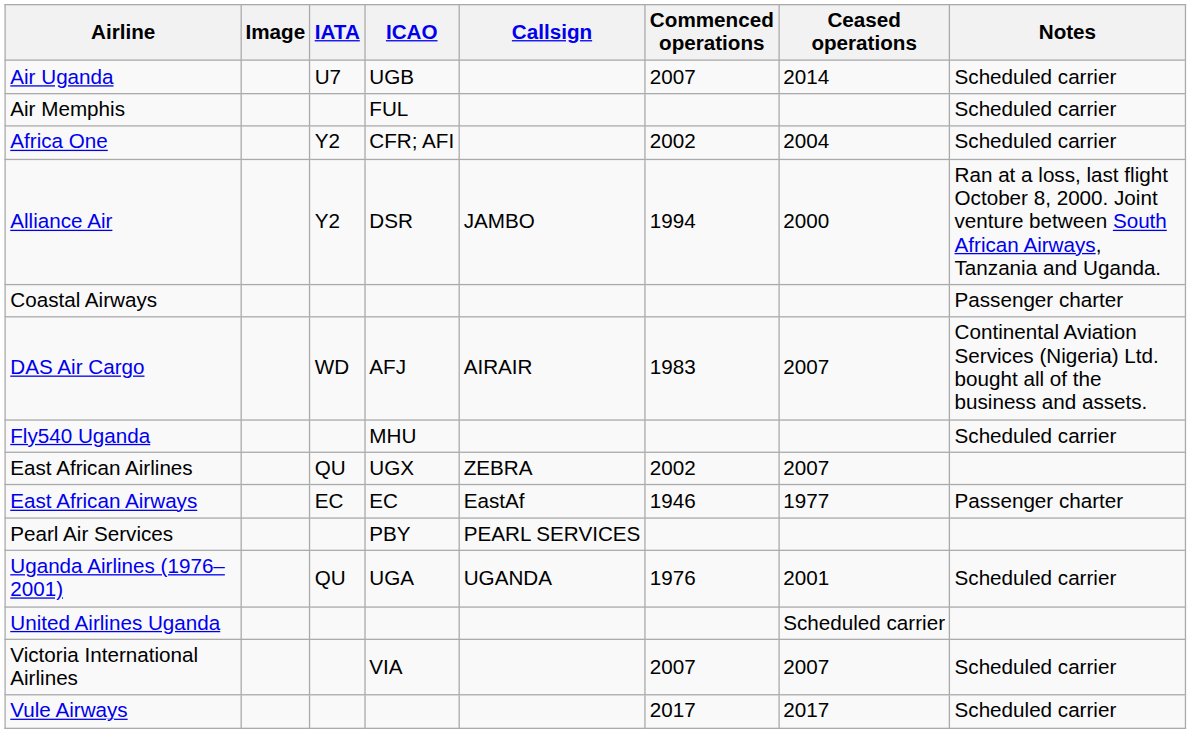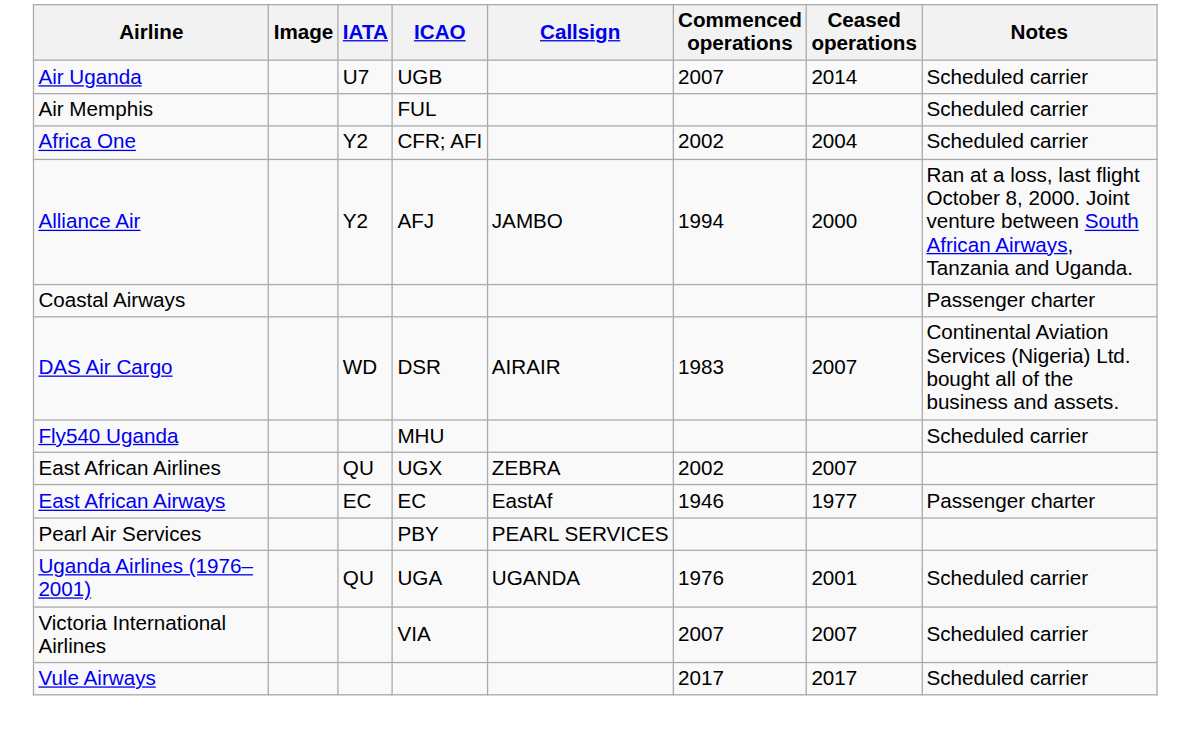(391, 221) DSR -> (416, 221) AFJ
(388, 368) AFJ -> (419, 368) DSR
- row: (115, 622)
